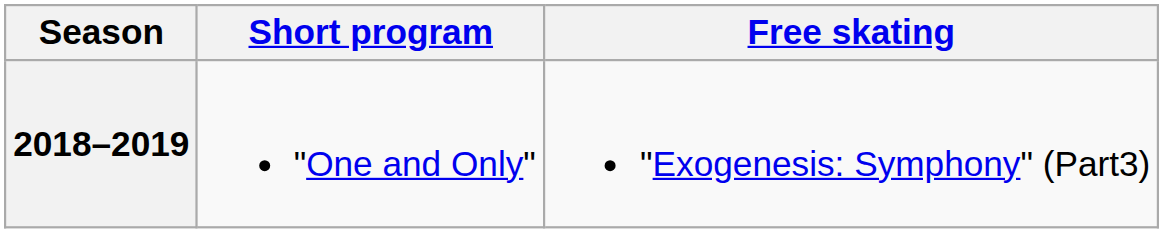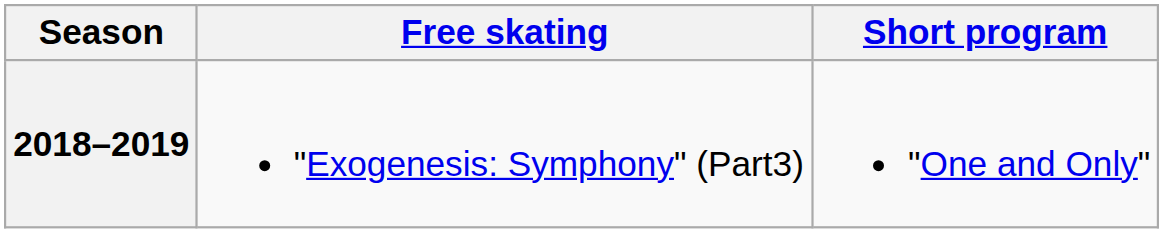columns swapped: (371, 32) <-> (851, 32)
